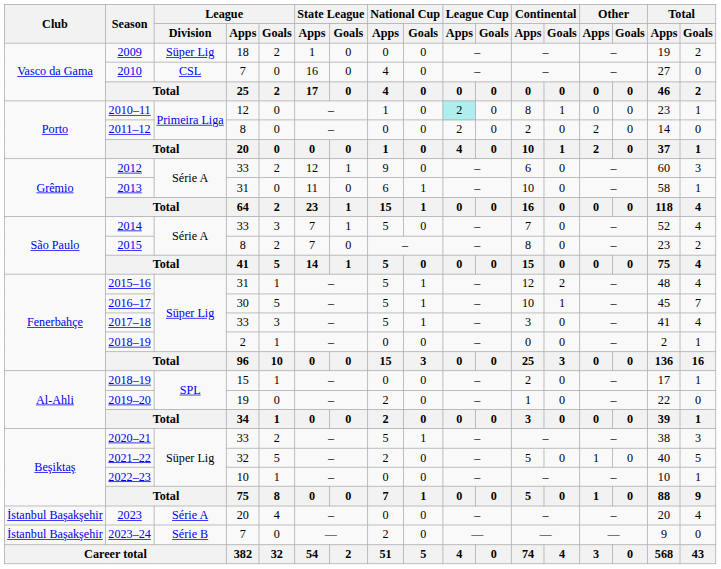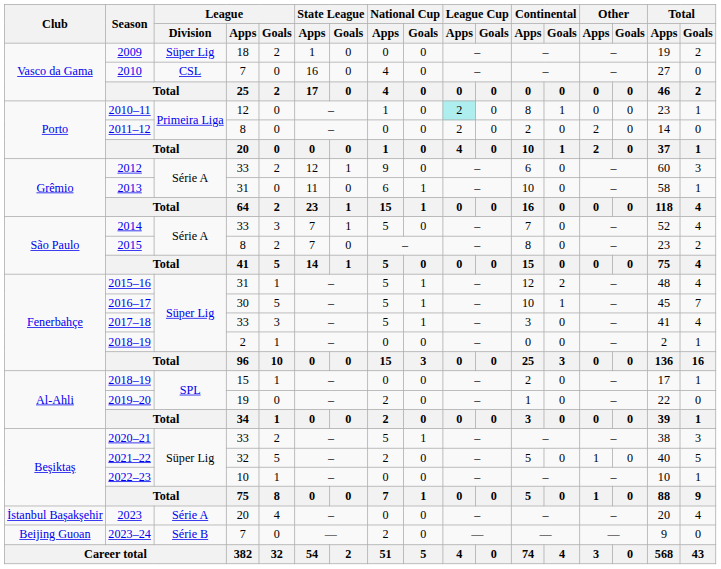(55, 534) İstanbul Başakşehir -> (55, 534) Beijing Guoan
